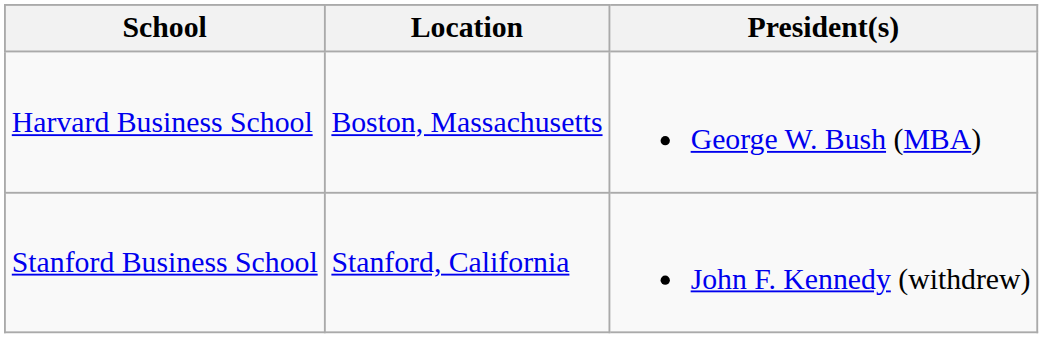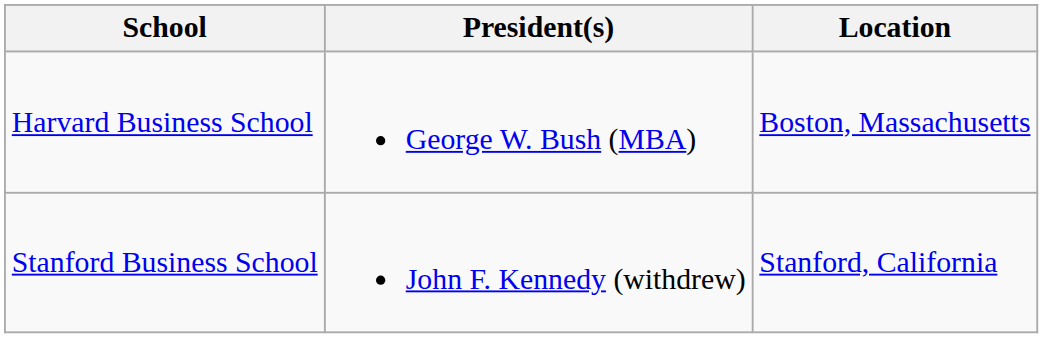columns swapped: (467, 28) <-> (823, 28)
